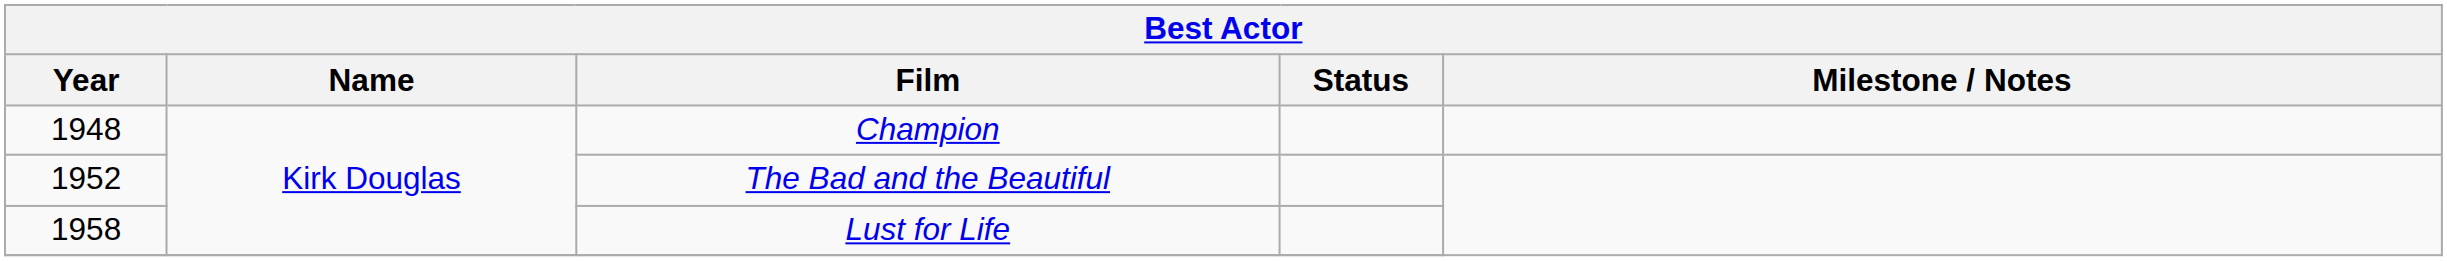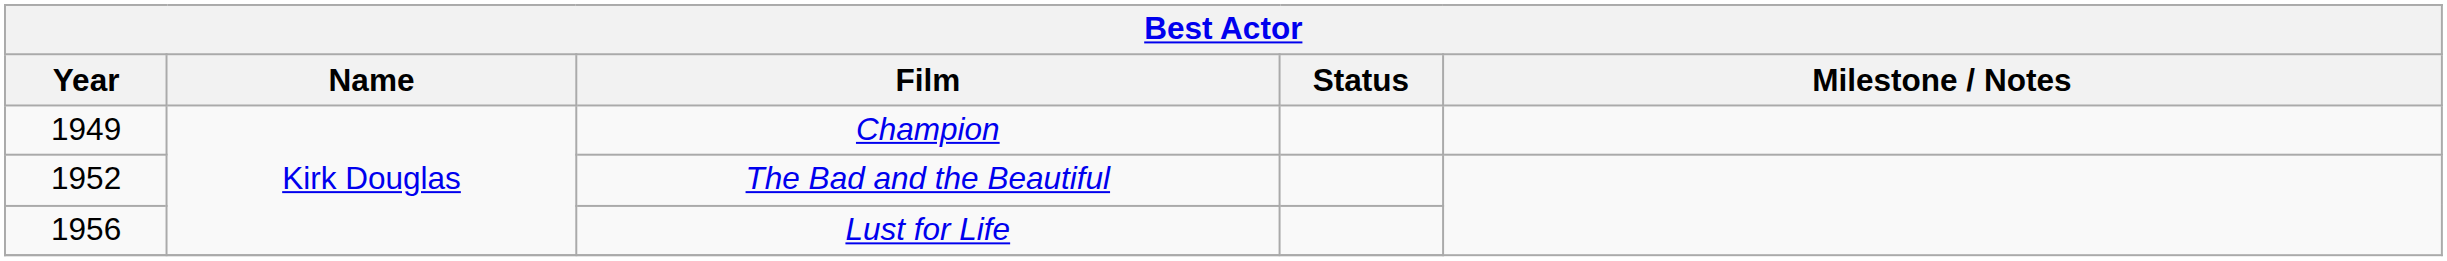(86, 129) 1948 -> (86, 129) 1949
(86, 229) 1958 -> (86, 229) 1956
